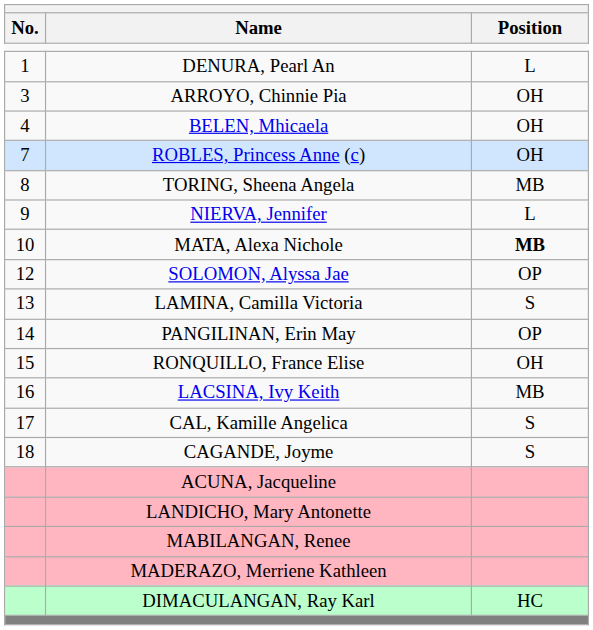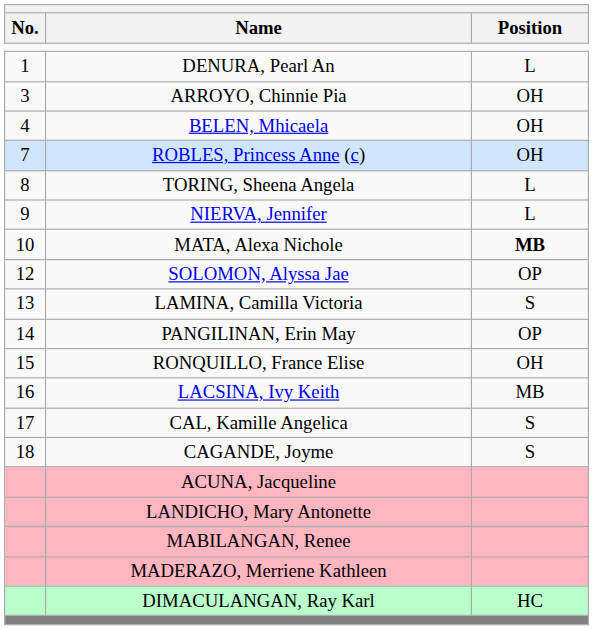(530, 185) MB -> (530, 185) L
